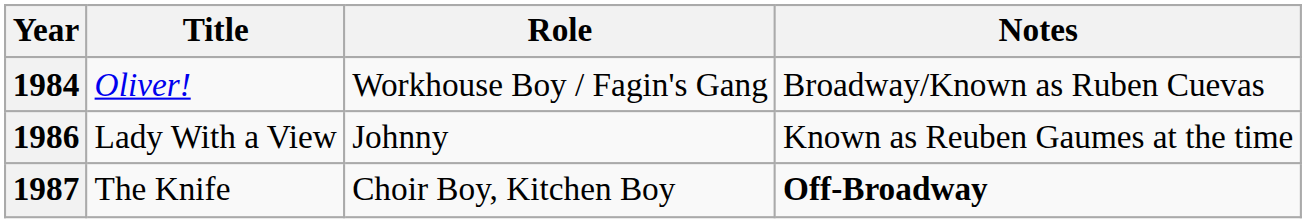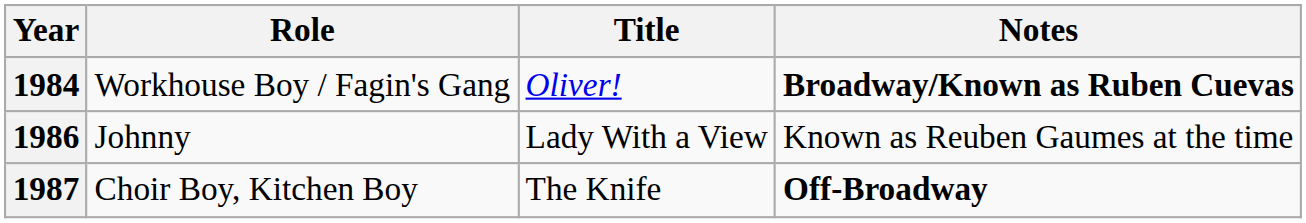columns swapped: (216, 30) <-> (560, 30)
(1024, 83) normal -> (1038, 83) bold
